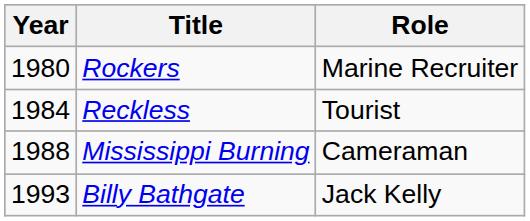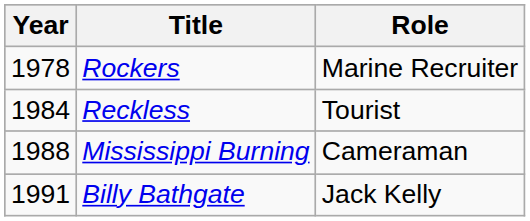(40, 67) 1980 -> (40, 67) 1978
(40, 194) 1993 -> (40, 194) 1991
